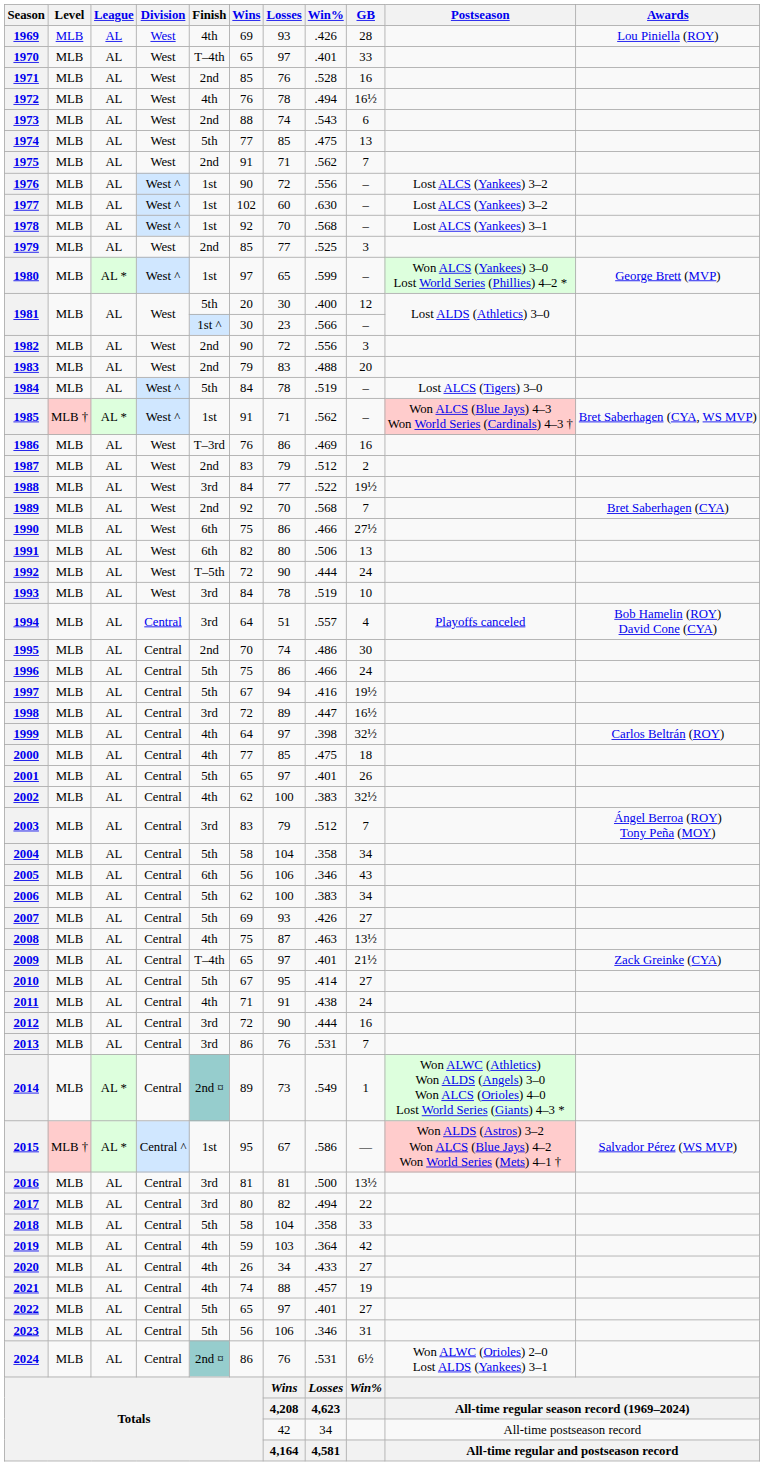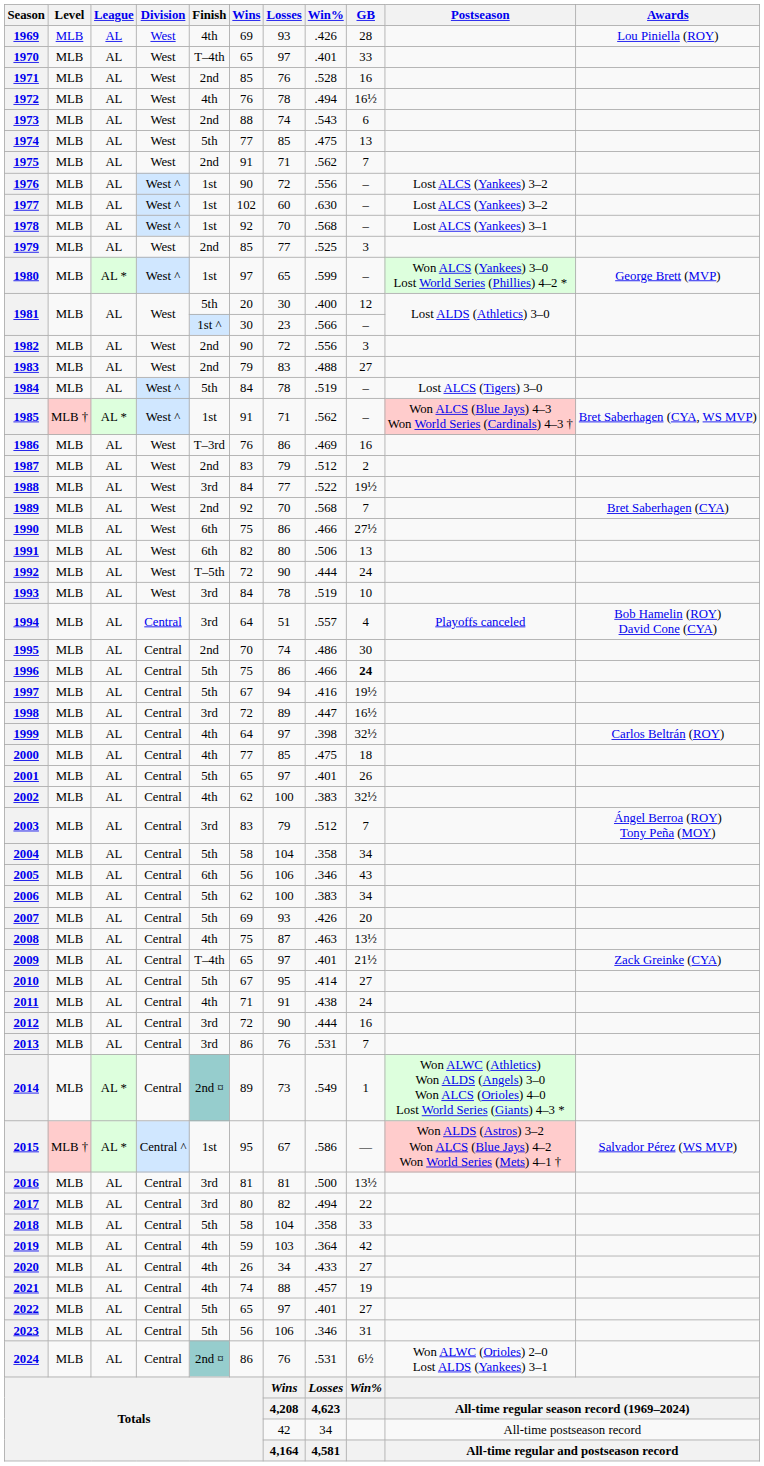(366, 367) 20 -> (366, 367) 27
(366, 671) normal -> (366, 671) bold
(366, 917) 27 -> (366, 917) 20
